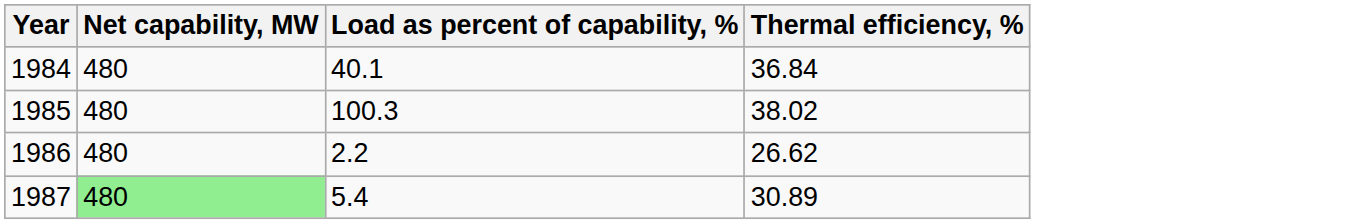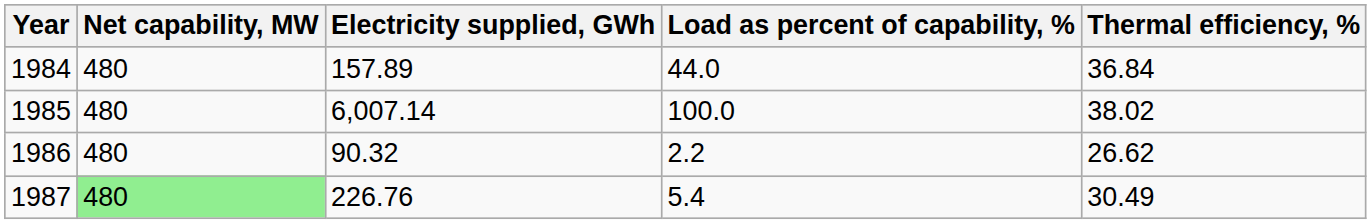+ column: (493, 25)
(357, 68) 40.1 -> (694, 68) 44.0
(365, 111) 100.3 -> (701, 111) 100.0
(784, 196) 30.89 -> (1121, 196) 30.49
